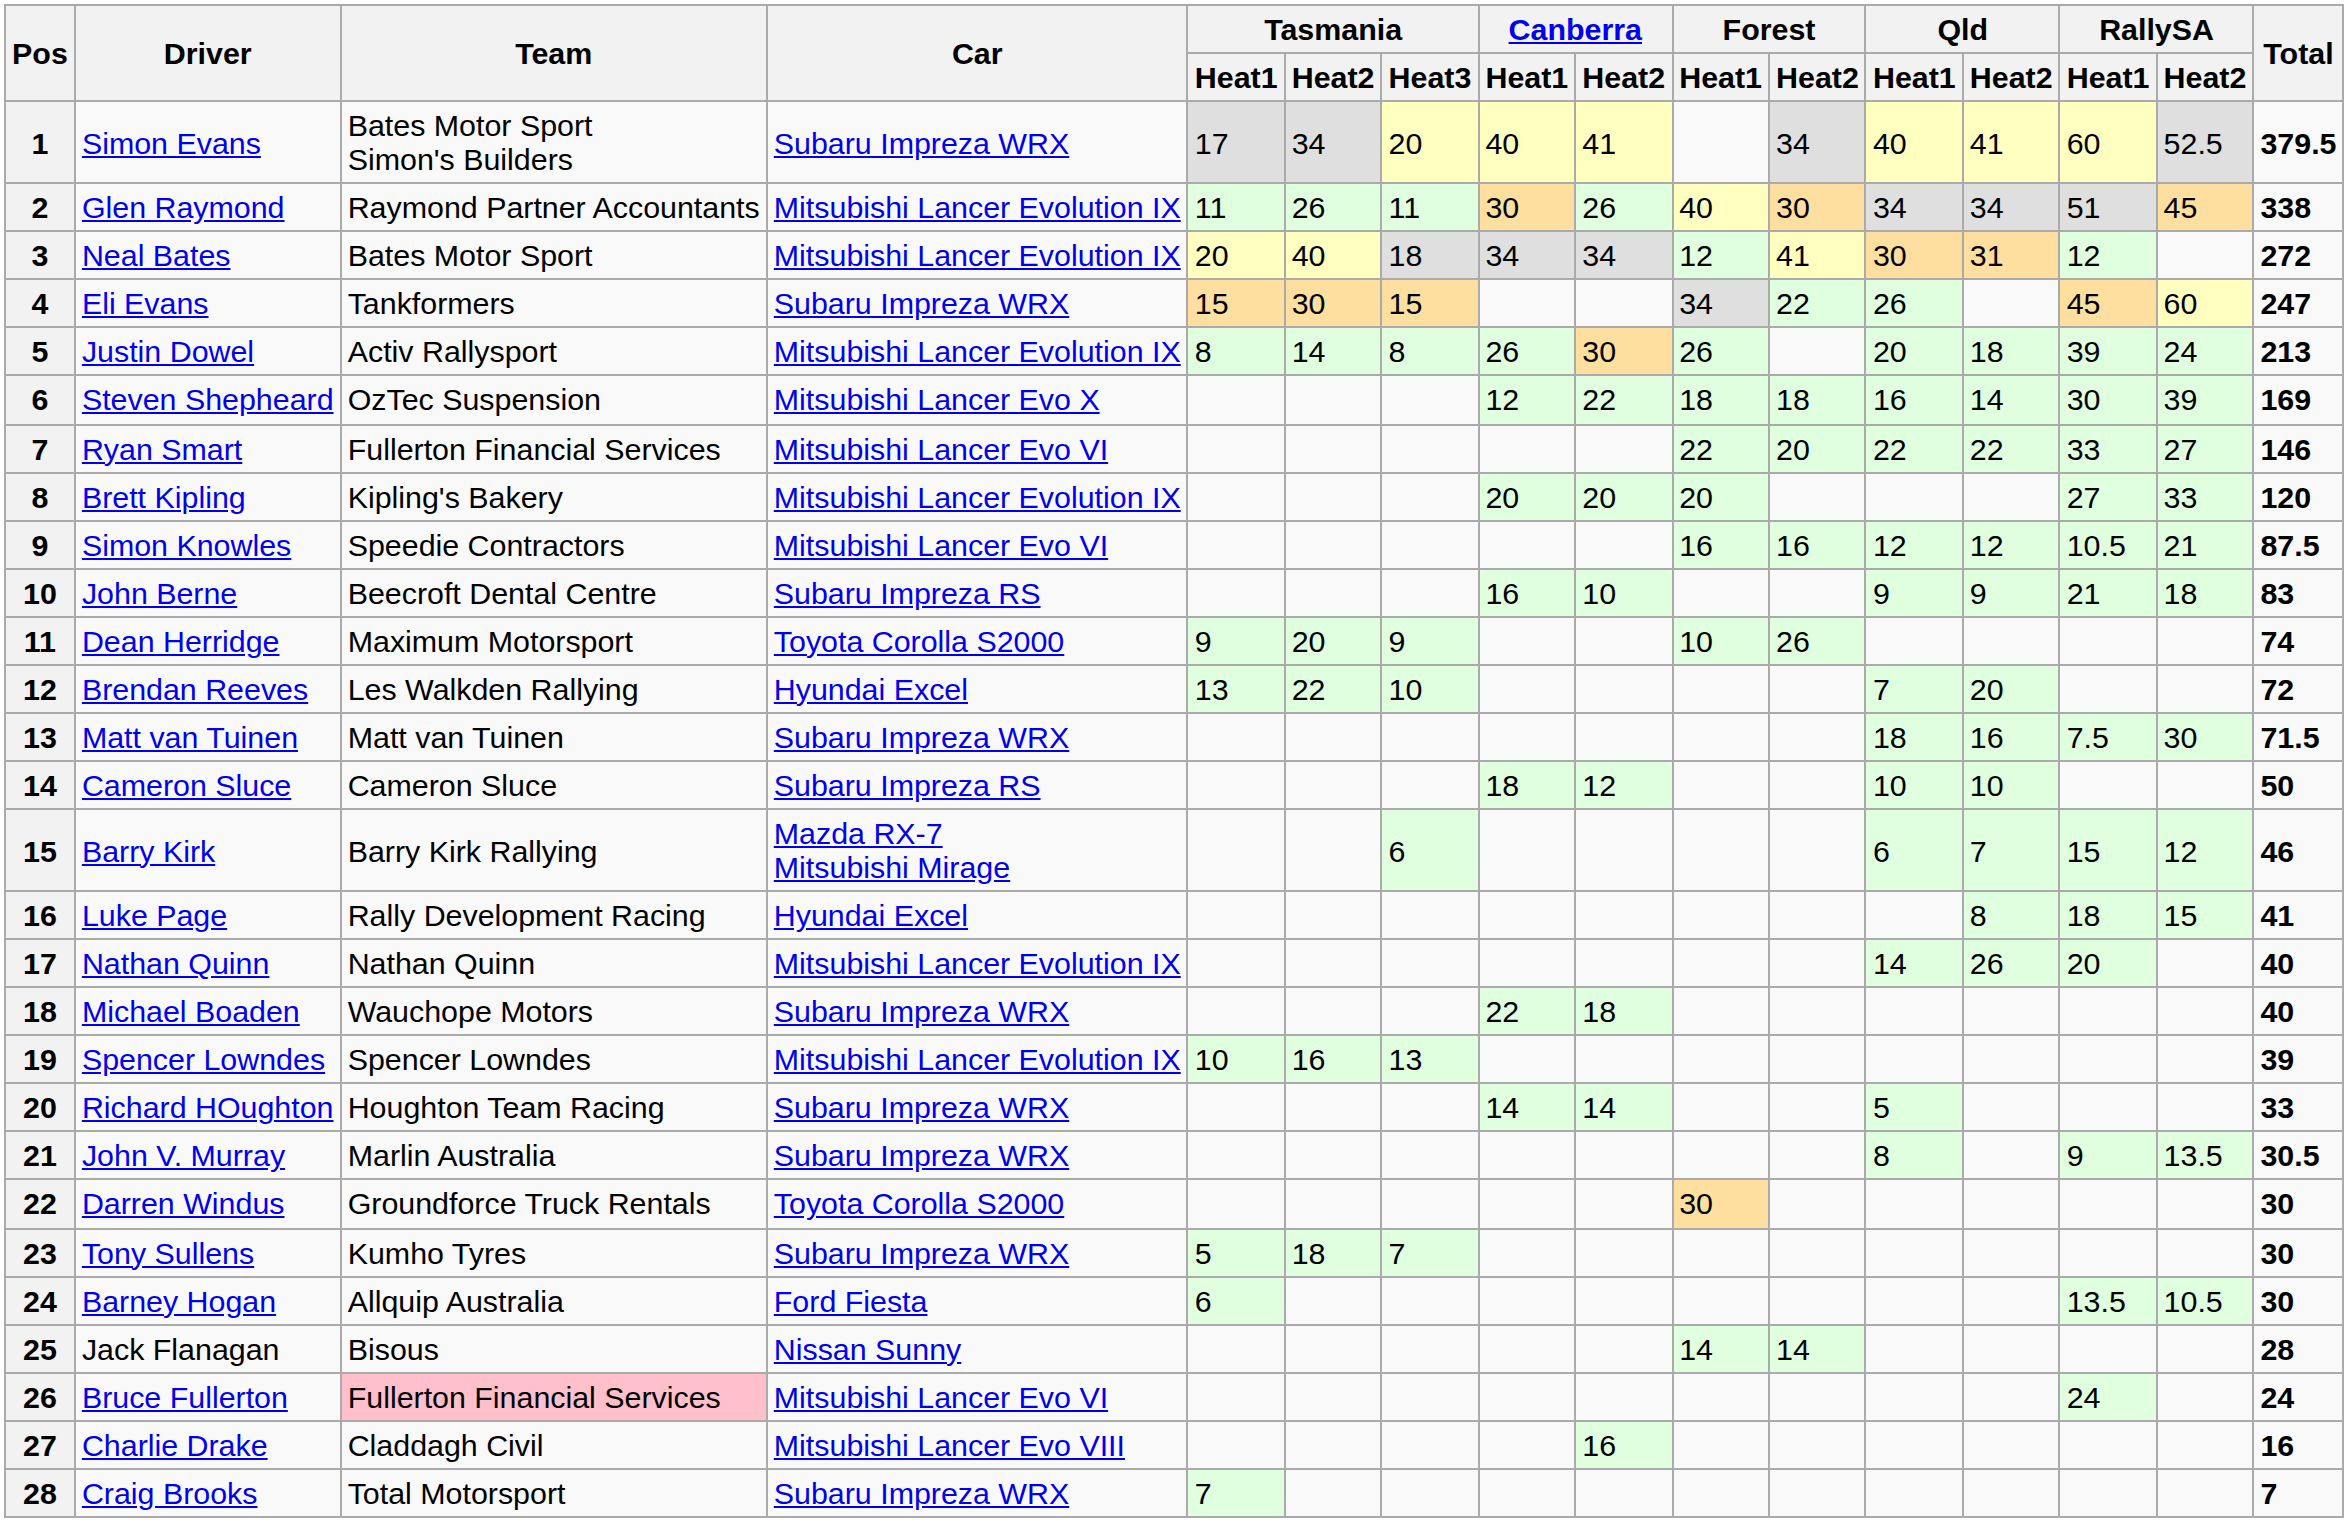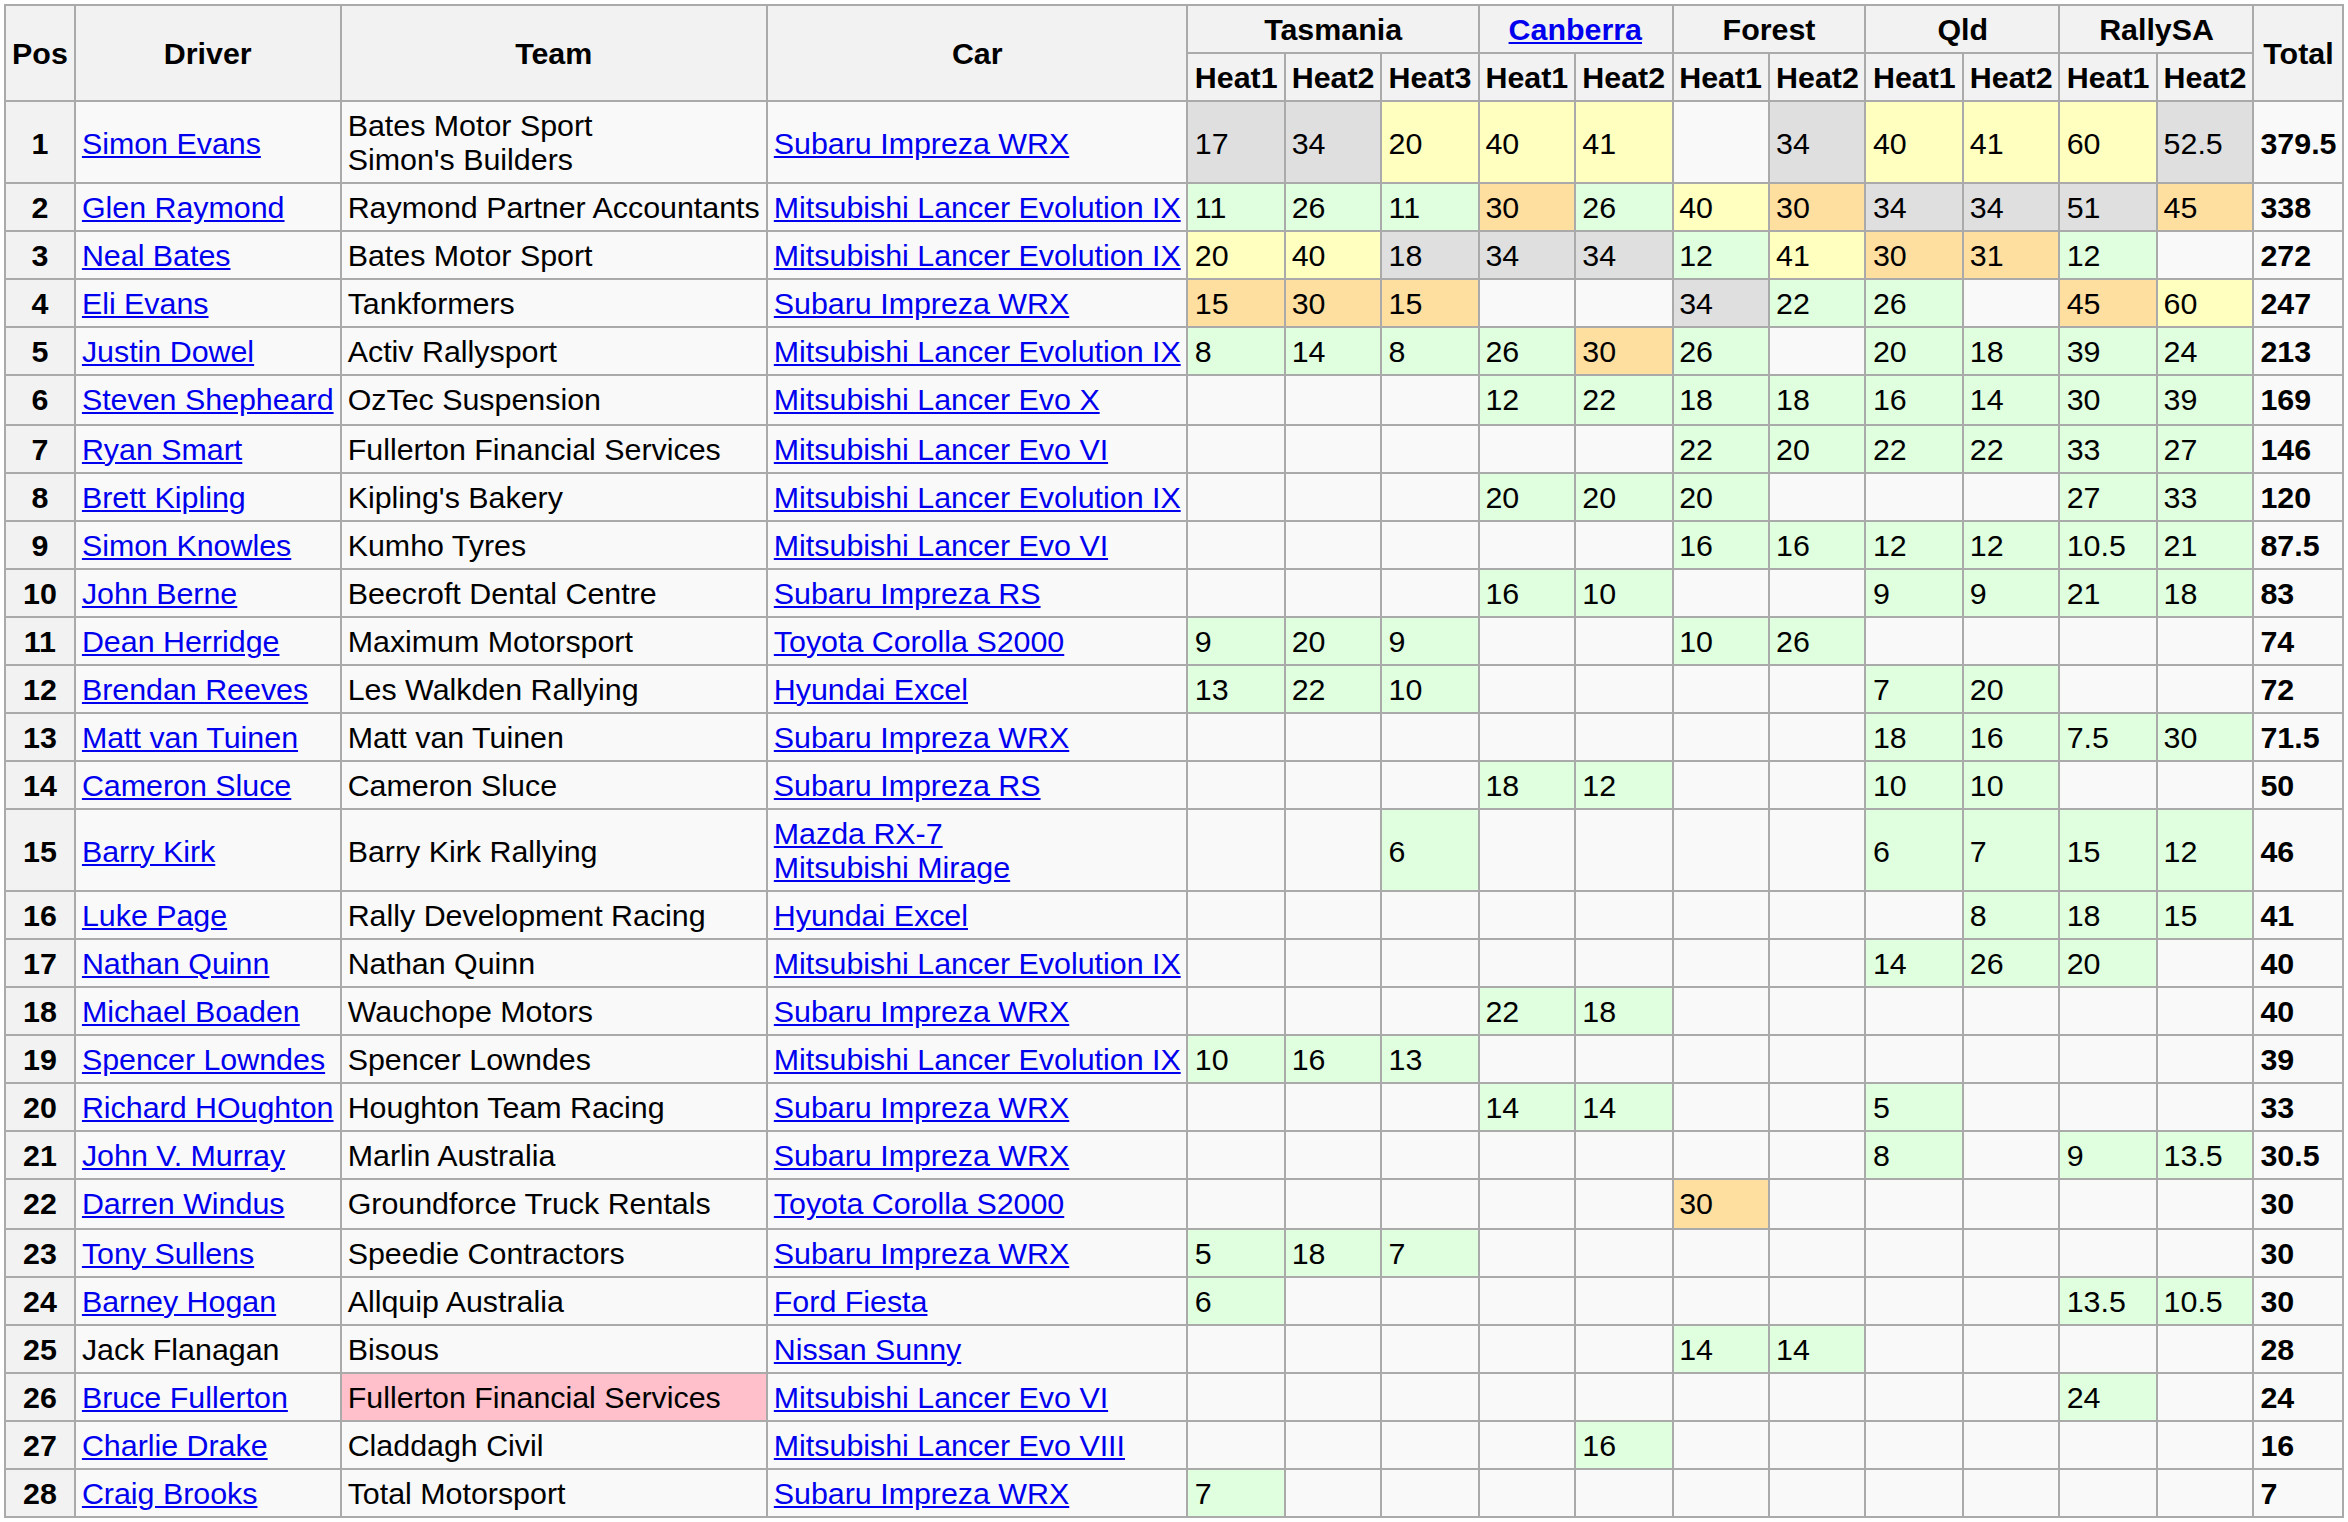(486, 544) Speedie Contractors -> (437, 544) Kumho Tyres
(437, 1252) Kumho Tyres -> (486, 1252) Speedie Contractors
